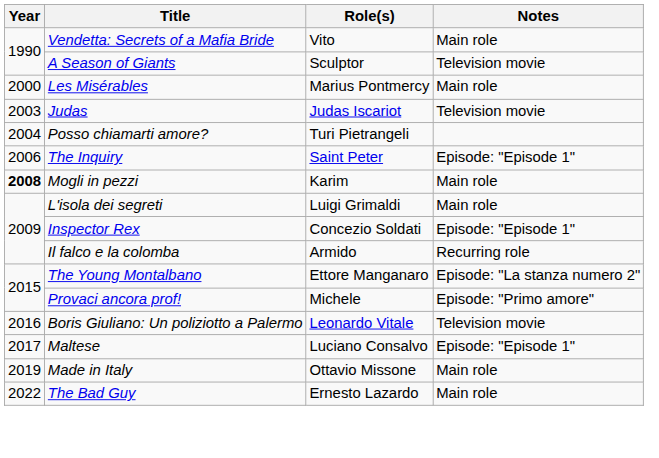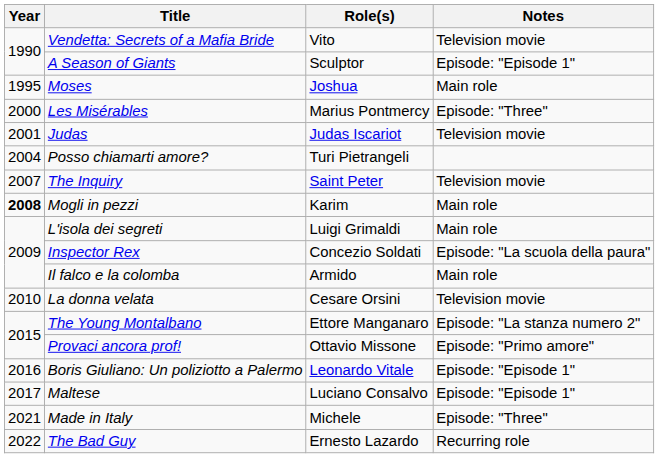(467, 39) Main role -> (491, 39) Television movie
(491, 63) Television movie -> (506, 63) Episode: "Episode 1"
+ row: (70, 87)
(467, 87) Main role -> (492, 110) Episode: "Three"
(24, 110) 2003 -> (24, 134) 2001
(24, 157) 2006 -> (24, 181) 2007
(506, 157) Episode: "Episode 1" -> (491, 181) Television movie
(506, 228) Episode: "Episode 1" -> (543, 252) Episode: "La scuola della paura"
(483, 252) Recurring role -> (467, 275) Main role
+ row: (101, 299)
(335, 299) Michele -> (363, 346) Ottavio Missone
(491, 323) Television movie -> (506, 370) Episode: "Episode 1"
(24, 370) 2019 -> (24, 417) 2021
(363, 370) Ottavio Missone -> (335, 417) Michele
(467, 370) Main role -> (492, 417) Episode: "Three"
(467, 393) Main role -> (483, 441) Recurring role
